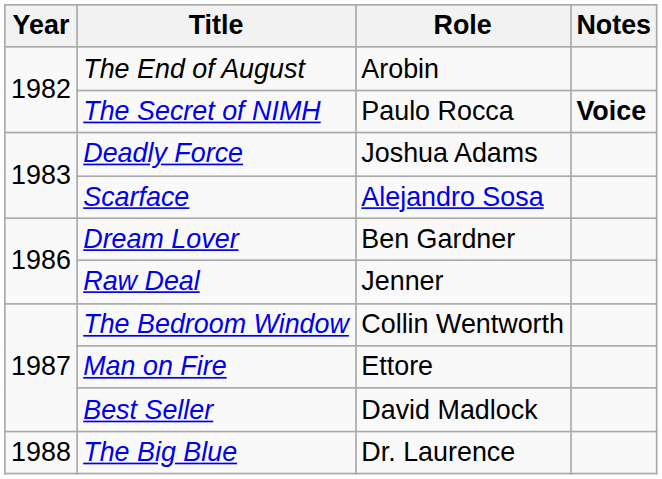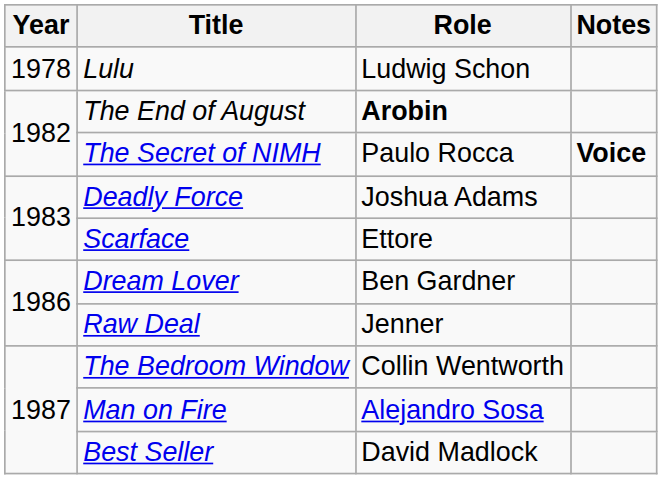+ row: (109, 68)
(400, 68) normal -> (405, 111) bold
(452, 196) Alejandro Sosa -> (397, 238) Ettore
(397, 366) Ettore -> (452, 409) Alejandro Sosa
- row: (160, 452)
